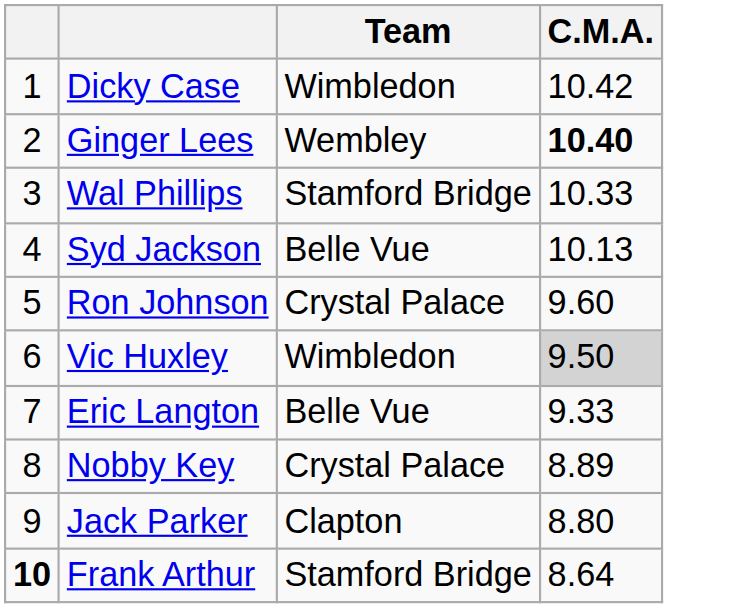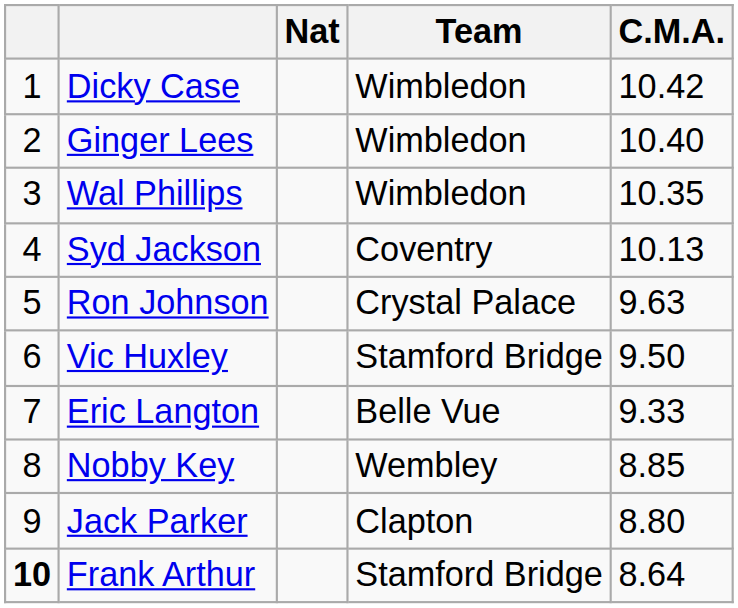+ column: (312, 31)
(355, 140) Wembley -> (441, 140) Wimbledon
(590, 140) bold -> (661, 140) normal
(408, 194) Stamford Bridge -> (441, 194) Wimbledon
(590, 194) 10.33 -> (661, 194) 10.35
(357, 248) Belle Vue -> (424, 248) Coventry
(581, 303) 9.60 -> (652, 303) 9.63
(370, 357) Wimbledon -> (479, 357) Stamford Bridge
(581, 357) lightgrey background -> (652, 357) no background
(395, 466) Crystal Palace -> (426, 466) Wembley
(581, 466) 8.89 -> (652, 466) 8.85
